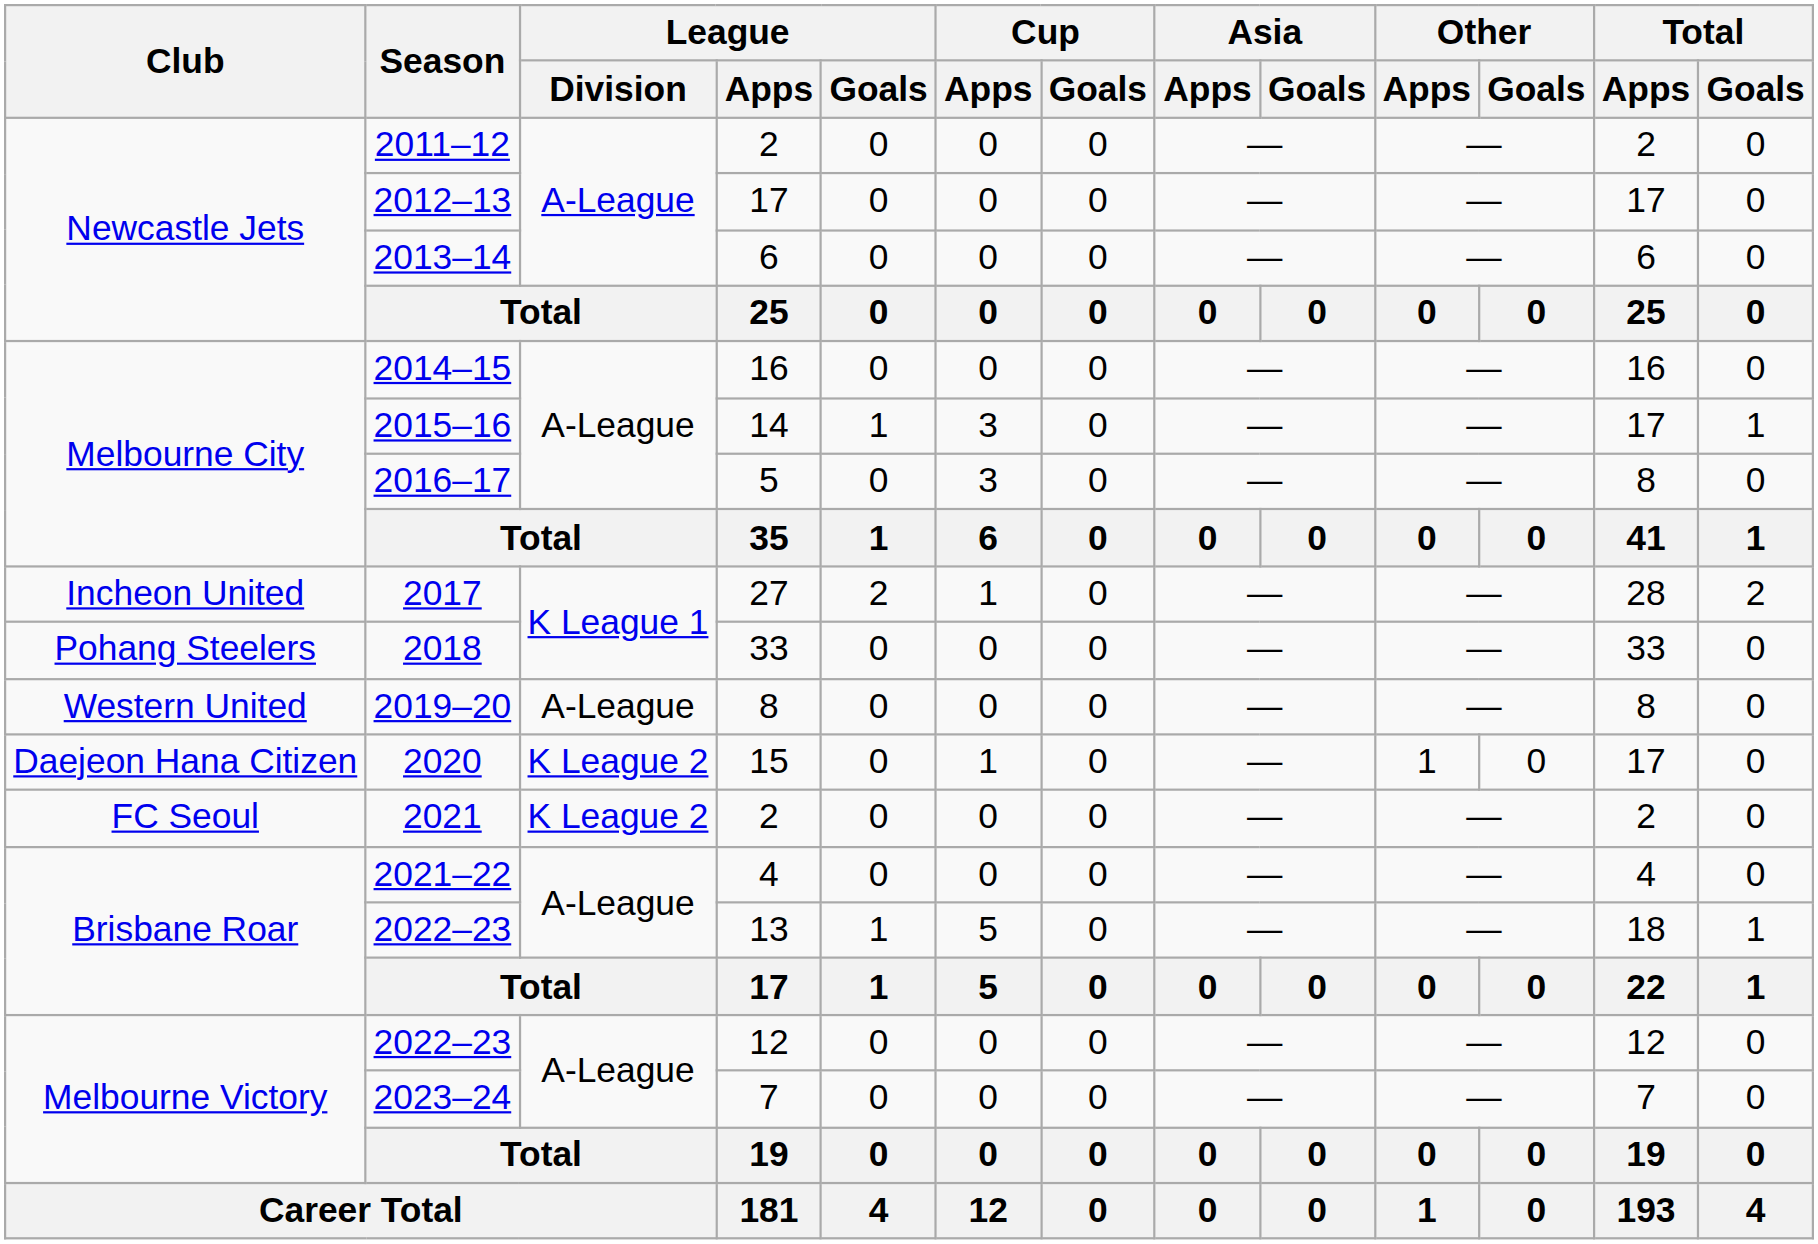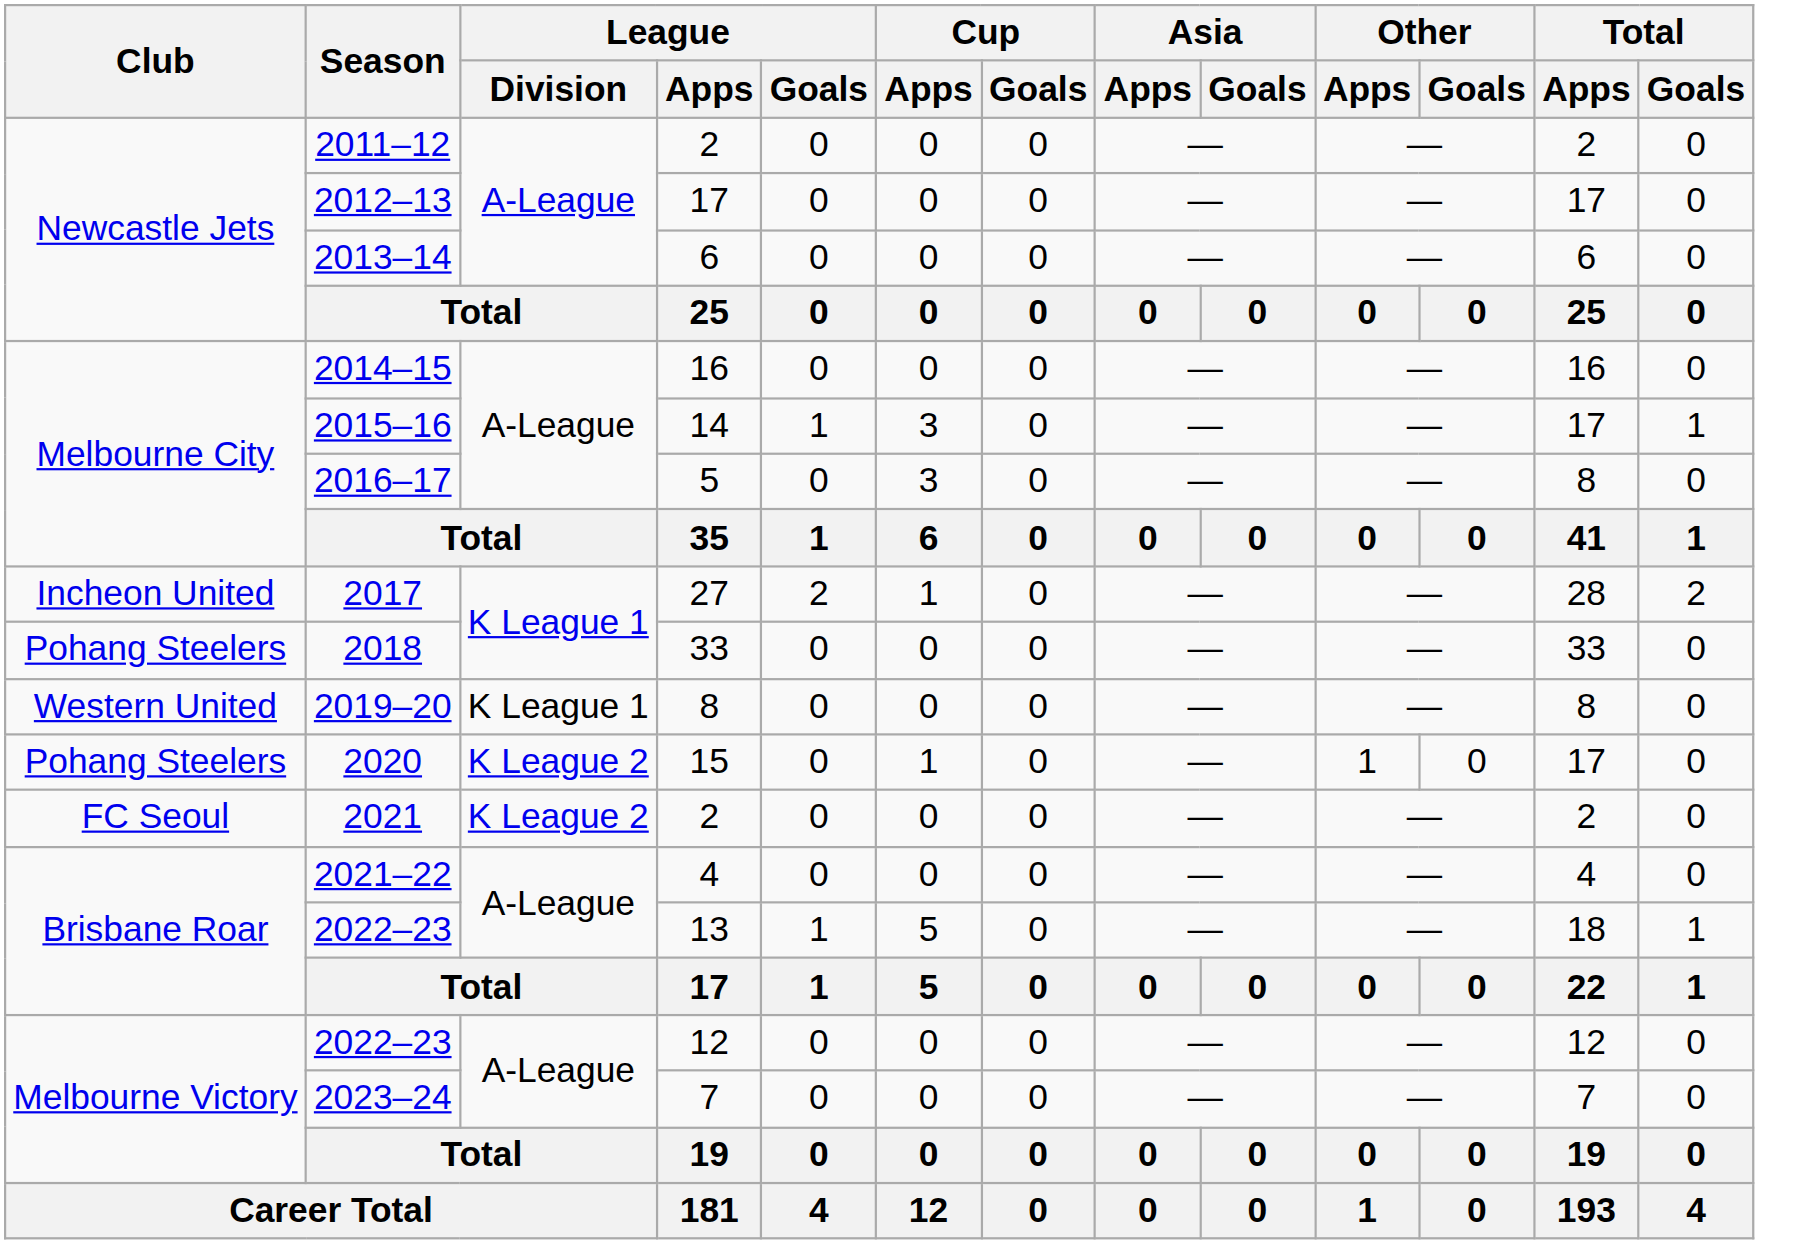(618, 705) A-League -> (558, 705) K League 1
(185, 761) Daejeon Hana Citizen -> (155, 761) Pohang Steelers
